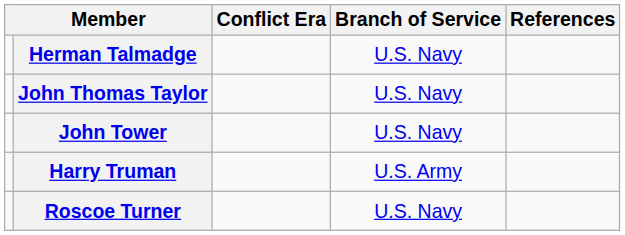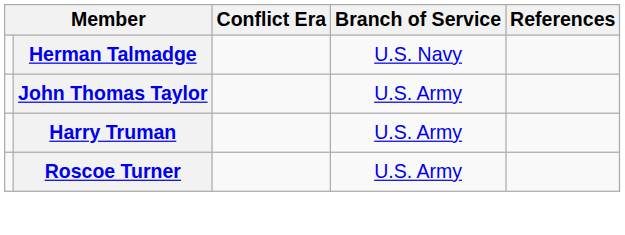(418, 94) U.S. Navy -> (418, 94) U.S. Army
- row: (113, 133)
(418, 211) U.S. Navy -> (418, 172) U.S. Army
